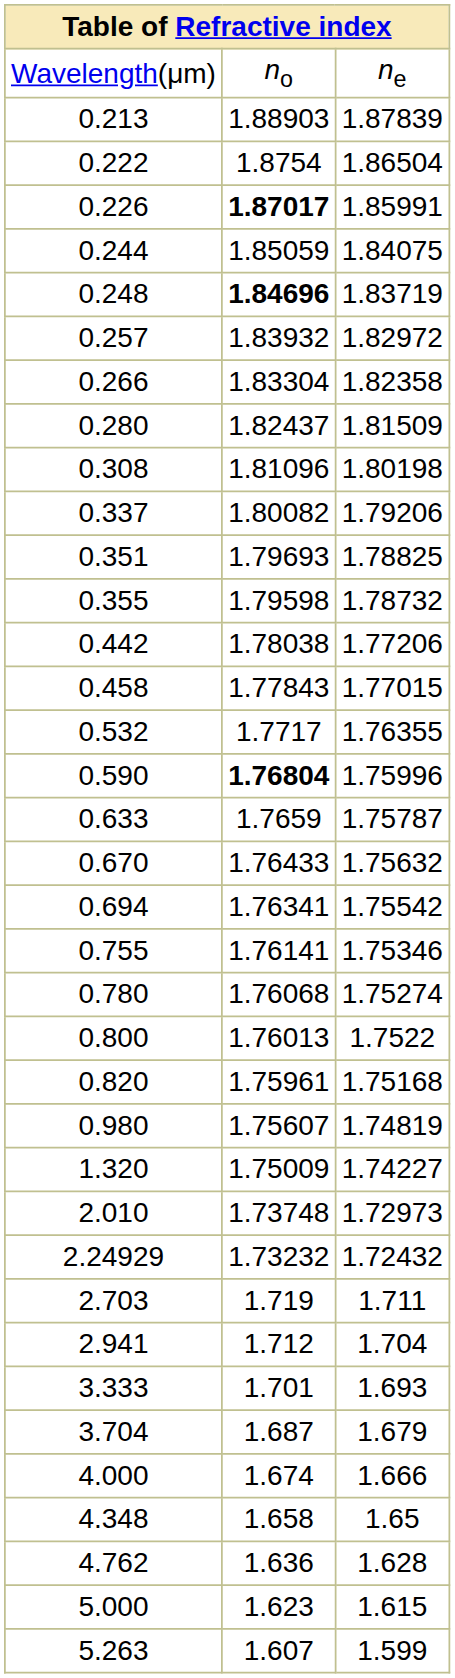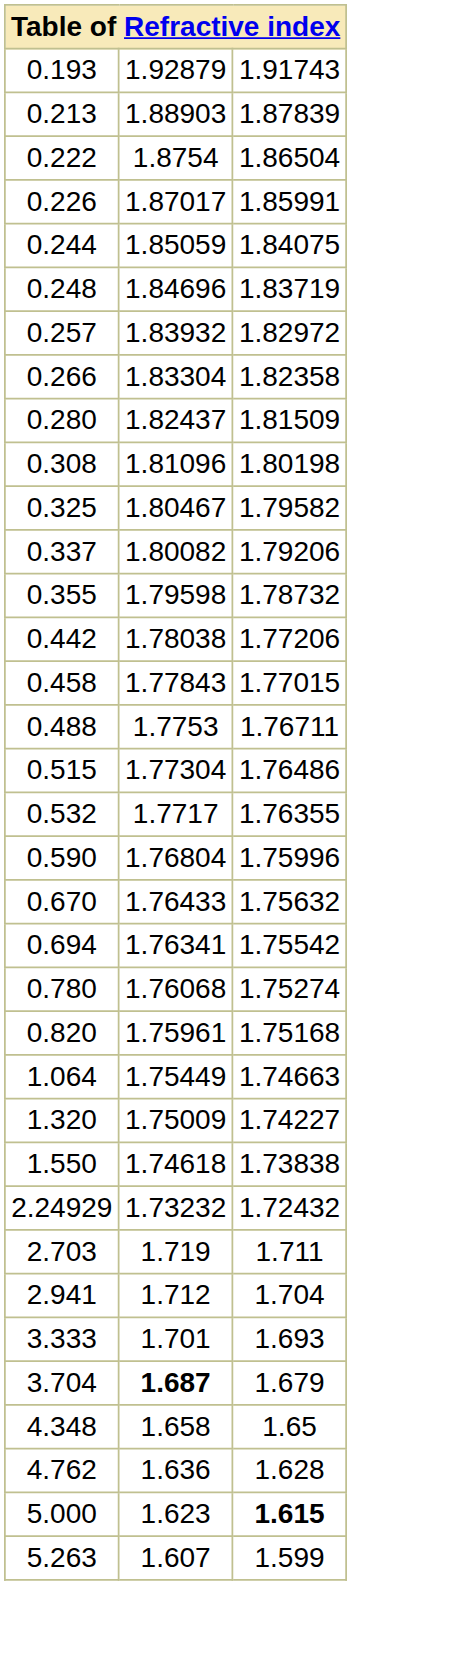- row: (113, 72)
+ row: (62, 70)
(279, 206) bold -> (176, 201) normal
(279, 294) bold -> (176, 288) normal
+ row: (62, 507)
- row: (113, 556)
+ row: (62, 726)
+ row: (62, 770)
(279, 775) bold -> (176, 857) normal
- row: (113, 819)
- row: (113, 950)
- row: (113, 1038)
- row: (113, 1125)
+ row: (62, 1076)
+ row: (62, 1163)
- row: (113, 1213)
(279, 1431) normal -> (176, 1382) bold
- row: (113, 1475)
(392, 1606) normal -> (290, 1513) bold
